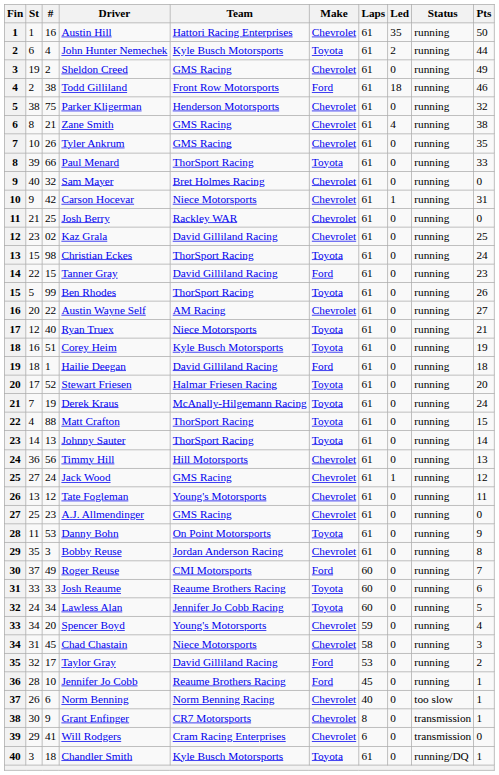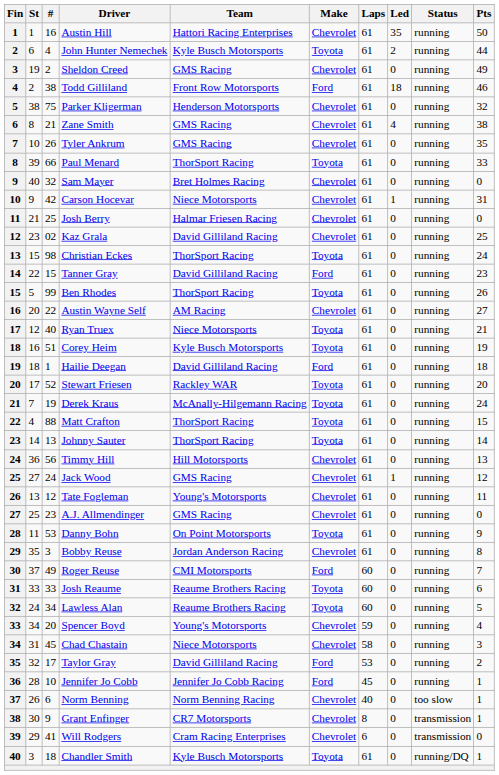(205, 217) Rackley WAR -> (225, 217) Halmar Friesen Racing
(225, 384) Halmar Friesen Racing -> (205, 384) Rackley WAR
(228, 607) Jennifer Jo Cobb Racing -> (229, 607) Reaume Brothers Racing
(229, 681) Reaume Brothers Racing -> (228, 681) Jennifer Jo Cobb Racing
